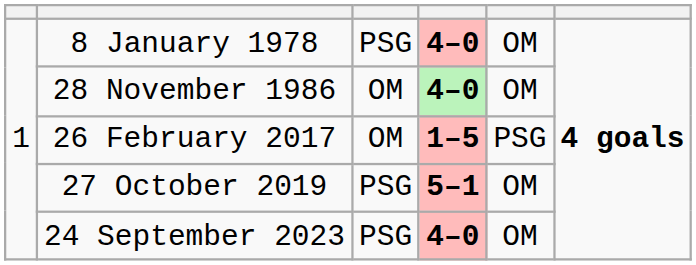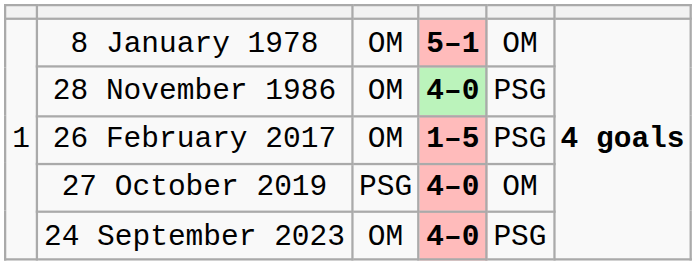(386, 43) PSG -> (386, 43) OM
(453, 43) 4–0 -> (453, 43) 5–1
(520, 91) OM -> (520, 91) PSG
(453, 188) 5–1 -> (453, 188) 4–0
(386, 236) PSG -> (386, 236) OM
(520, 236) OM -> (520, 236) PSG
